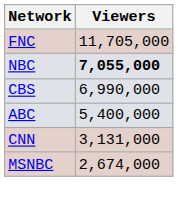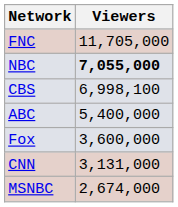(119, 91) 6,990,000 -> (119, 91) 6,998,100
+ row: (22, 140)
